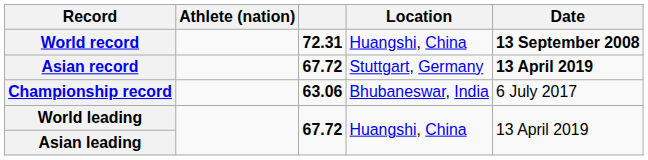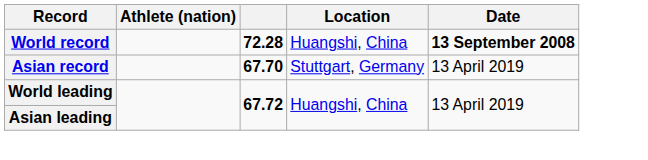(322, 42) 72.31 -> (263, 42) 72.28
(322, 67) 67.72 -> (263, 67) 67.70
(545, 67) bold -> (478, 67) normal
- row: (90, 92)
